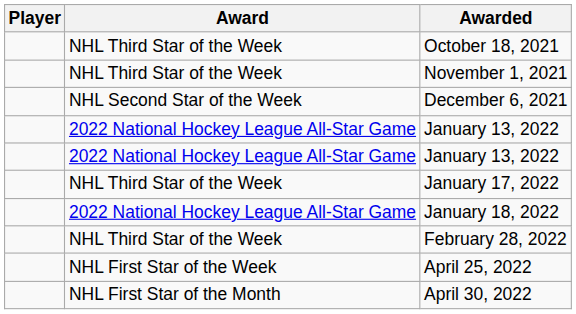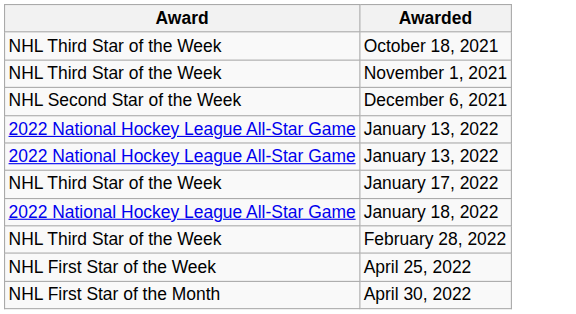- column: (35, 18)
